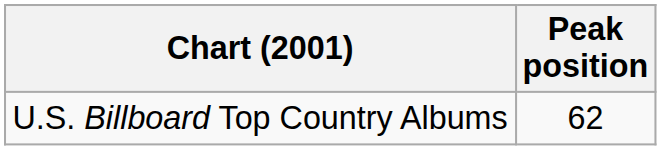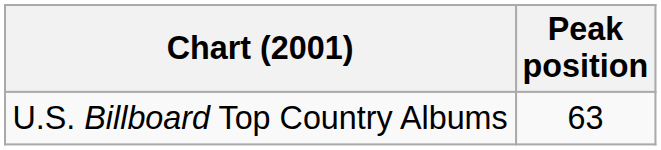(585, 117) 62 -> (585, 117) 63
